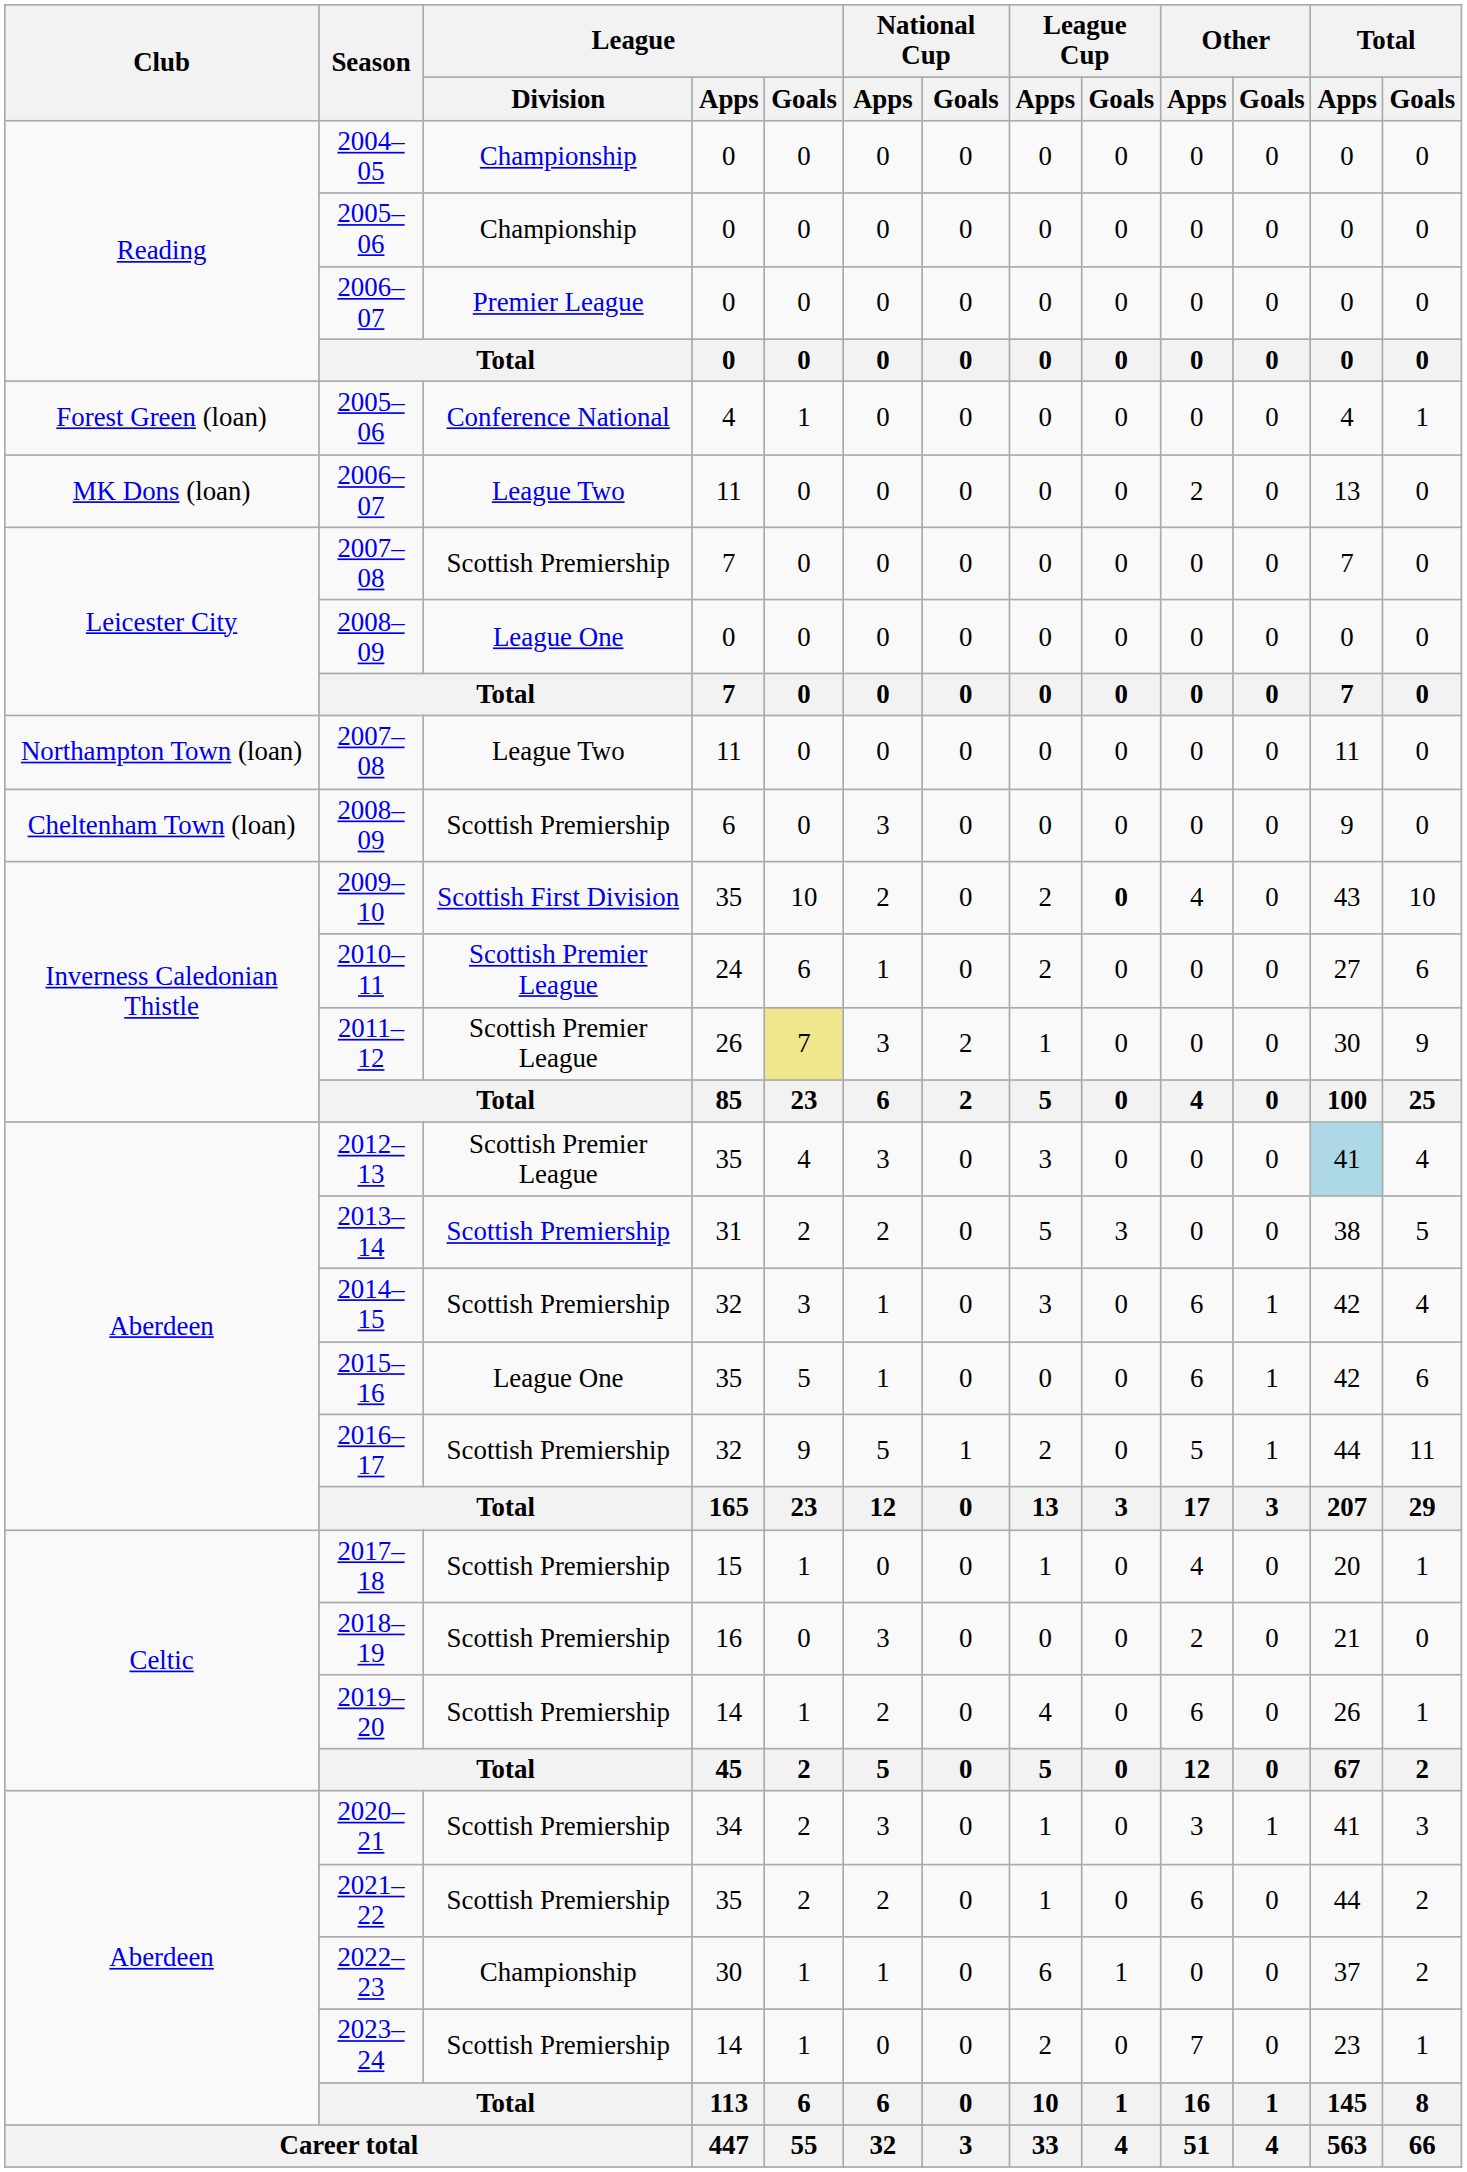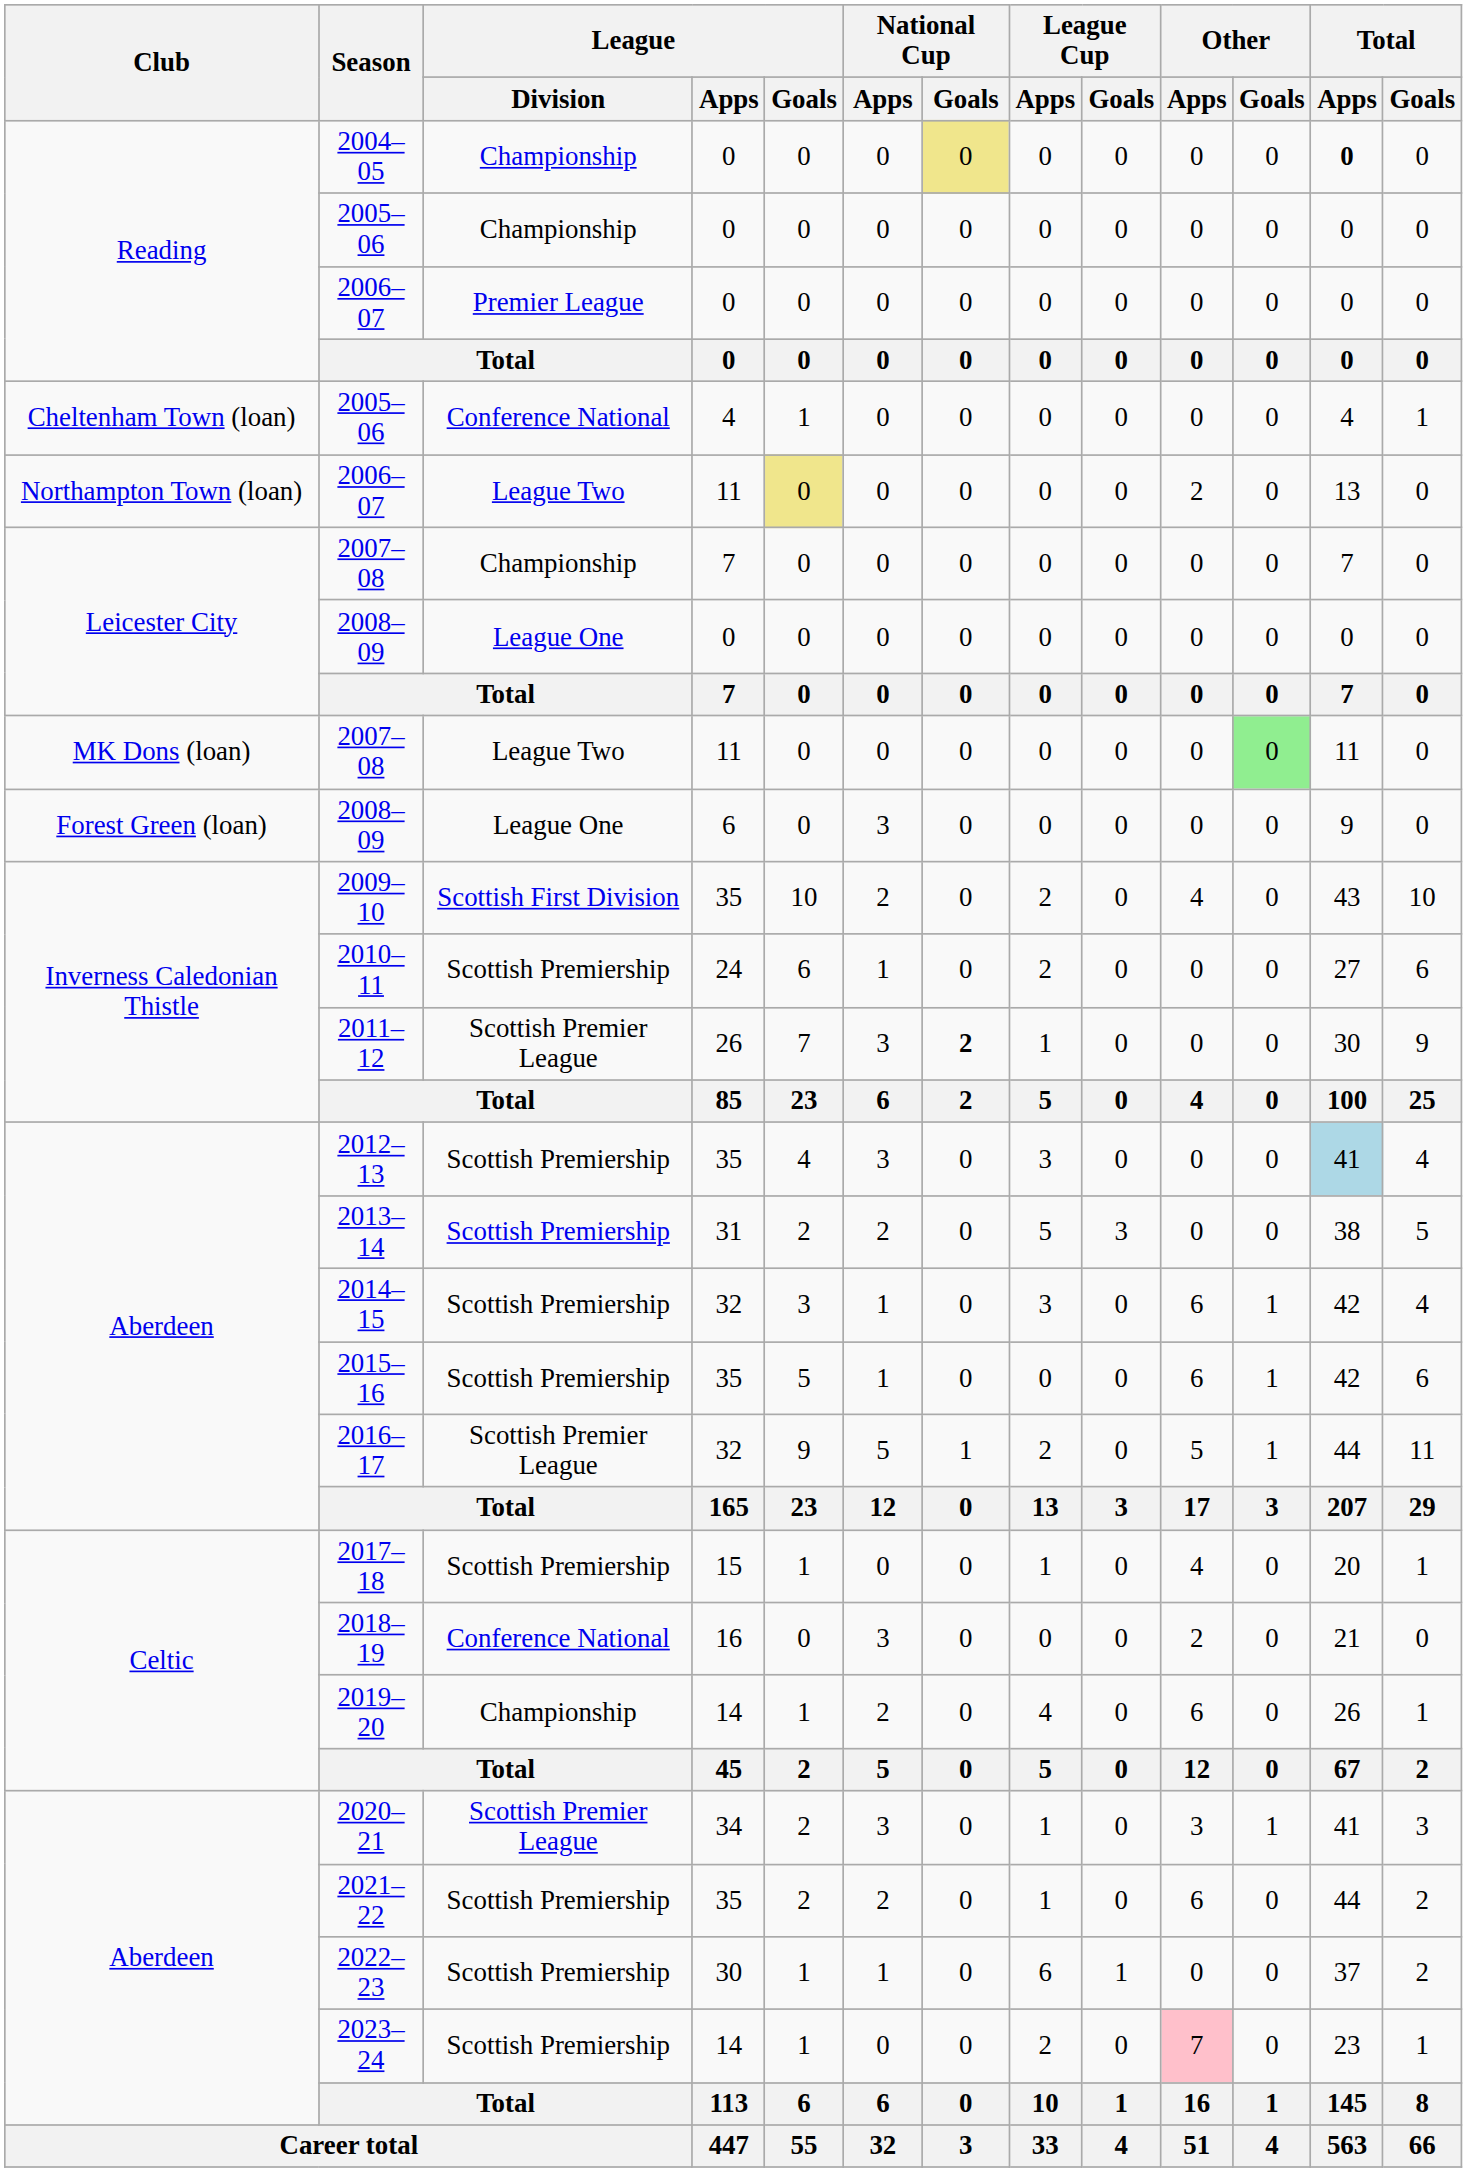(966, 156) no background -> (966, 156) khaki background
(1347, 156) normal -> (1347, 156) bold
(162, 417) Forest Green (loan) -> (162, 417) Cheltenham Town (loan)
(162, 490) MK Dons (loan) -> (162, 490) Northampton Town (loan)
(804, 490) no background -> (804, 490) khaki background
(558, 563) Scottish Premiership -> (558, 563) Championship
(162, 751) Northampton Town (loan) -> (162, 751) MK Dons (loan)
(1272, 751) no background -> (1272, 751) lightgreen background
(162, 824) Cheltenham Town (loan) -> (162, 824) Forest Green (loan)
(558, 824) Scottish Premiership -> (558, 824) League One
(1121, 897) bold -> (1121, 897) normal
(558, 970) Scottish Premier League -> (558, 970) Scottish Premiership
(804, 1043) khaki background -> (804, 1043) no background
(966, 1043) normal -> (966, 1043) bold
(558, 1158) Scottish Premier League -> (558, 1158) Scottish Premiership
(558, 1377) League One -> (558, 1377) Scottish Premiership
(558, 1450) Scottish Premiership -> (558, 1450) Scottish Premier League
(558, 1638) Scottish Premiership -> (558, 1638) Conference National
(558, 1711) Scottish Premiership -> (558, 1711) Championship
(558, 1826) Scottish Premiership -> (558, 1826) Scottish Premier League
(558, 1972) Championship -> (558, 1972) Scottish Premiership
(1197, 2045) no background -> (1197, 2045) pink background
